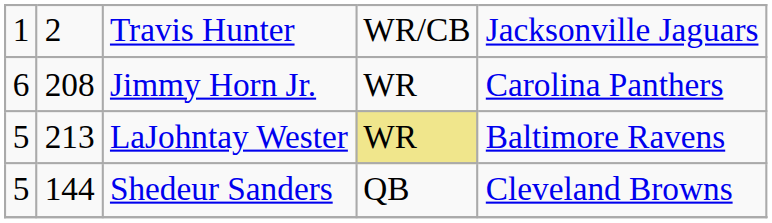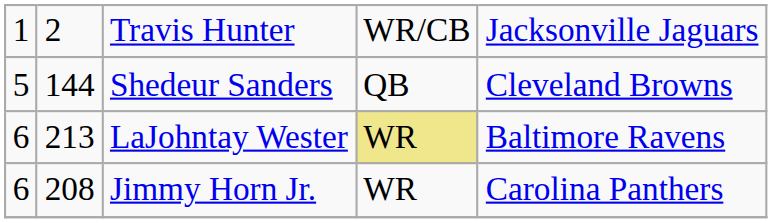rows swapped: (221, 189) <-> (213, 83)
(21, 136) 5 -> (21, 136) 6
